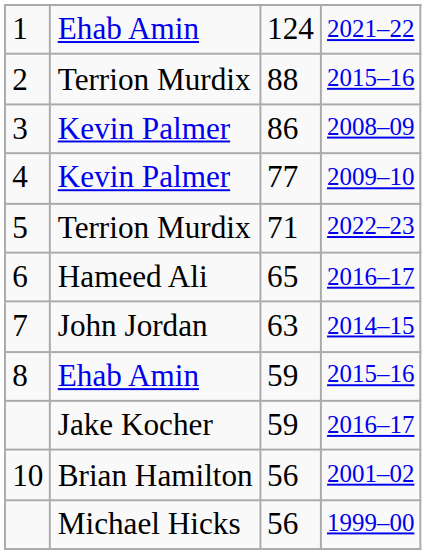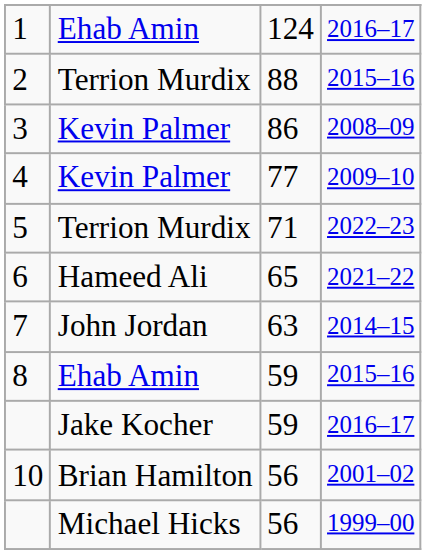(371, 29) 2021–22 -> (371, 29) 2016–17
(371, 276) 2016–17 -> (371, 276) 2021–22
